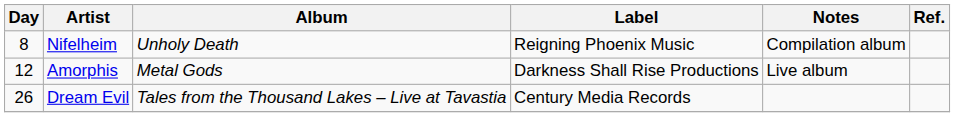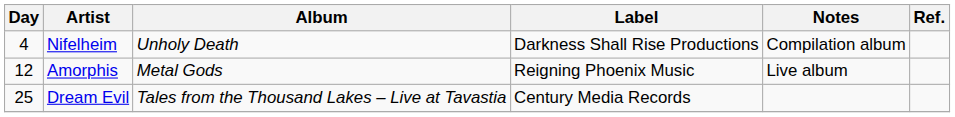(24, 44) 8 -> (24, 44) 4
(604, 44) Reigning Phoenix Music -> (636, 44) Darkness Shall Rise Productions
(636, 71) Darkness Shall Rise Productions -> (604, 71) Reigning Phoenix Music
(24, 97) 26 -> (24, 97) 25
